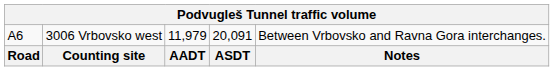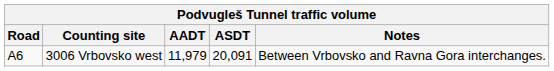rows swapped: (24, 55) <-> (15, 35)
